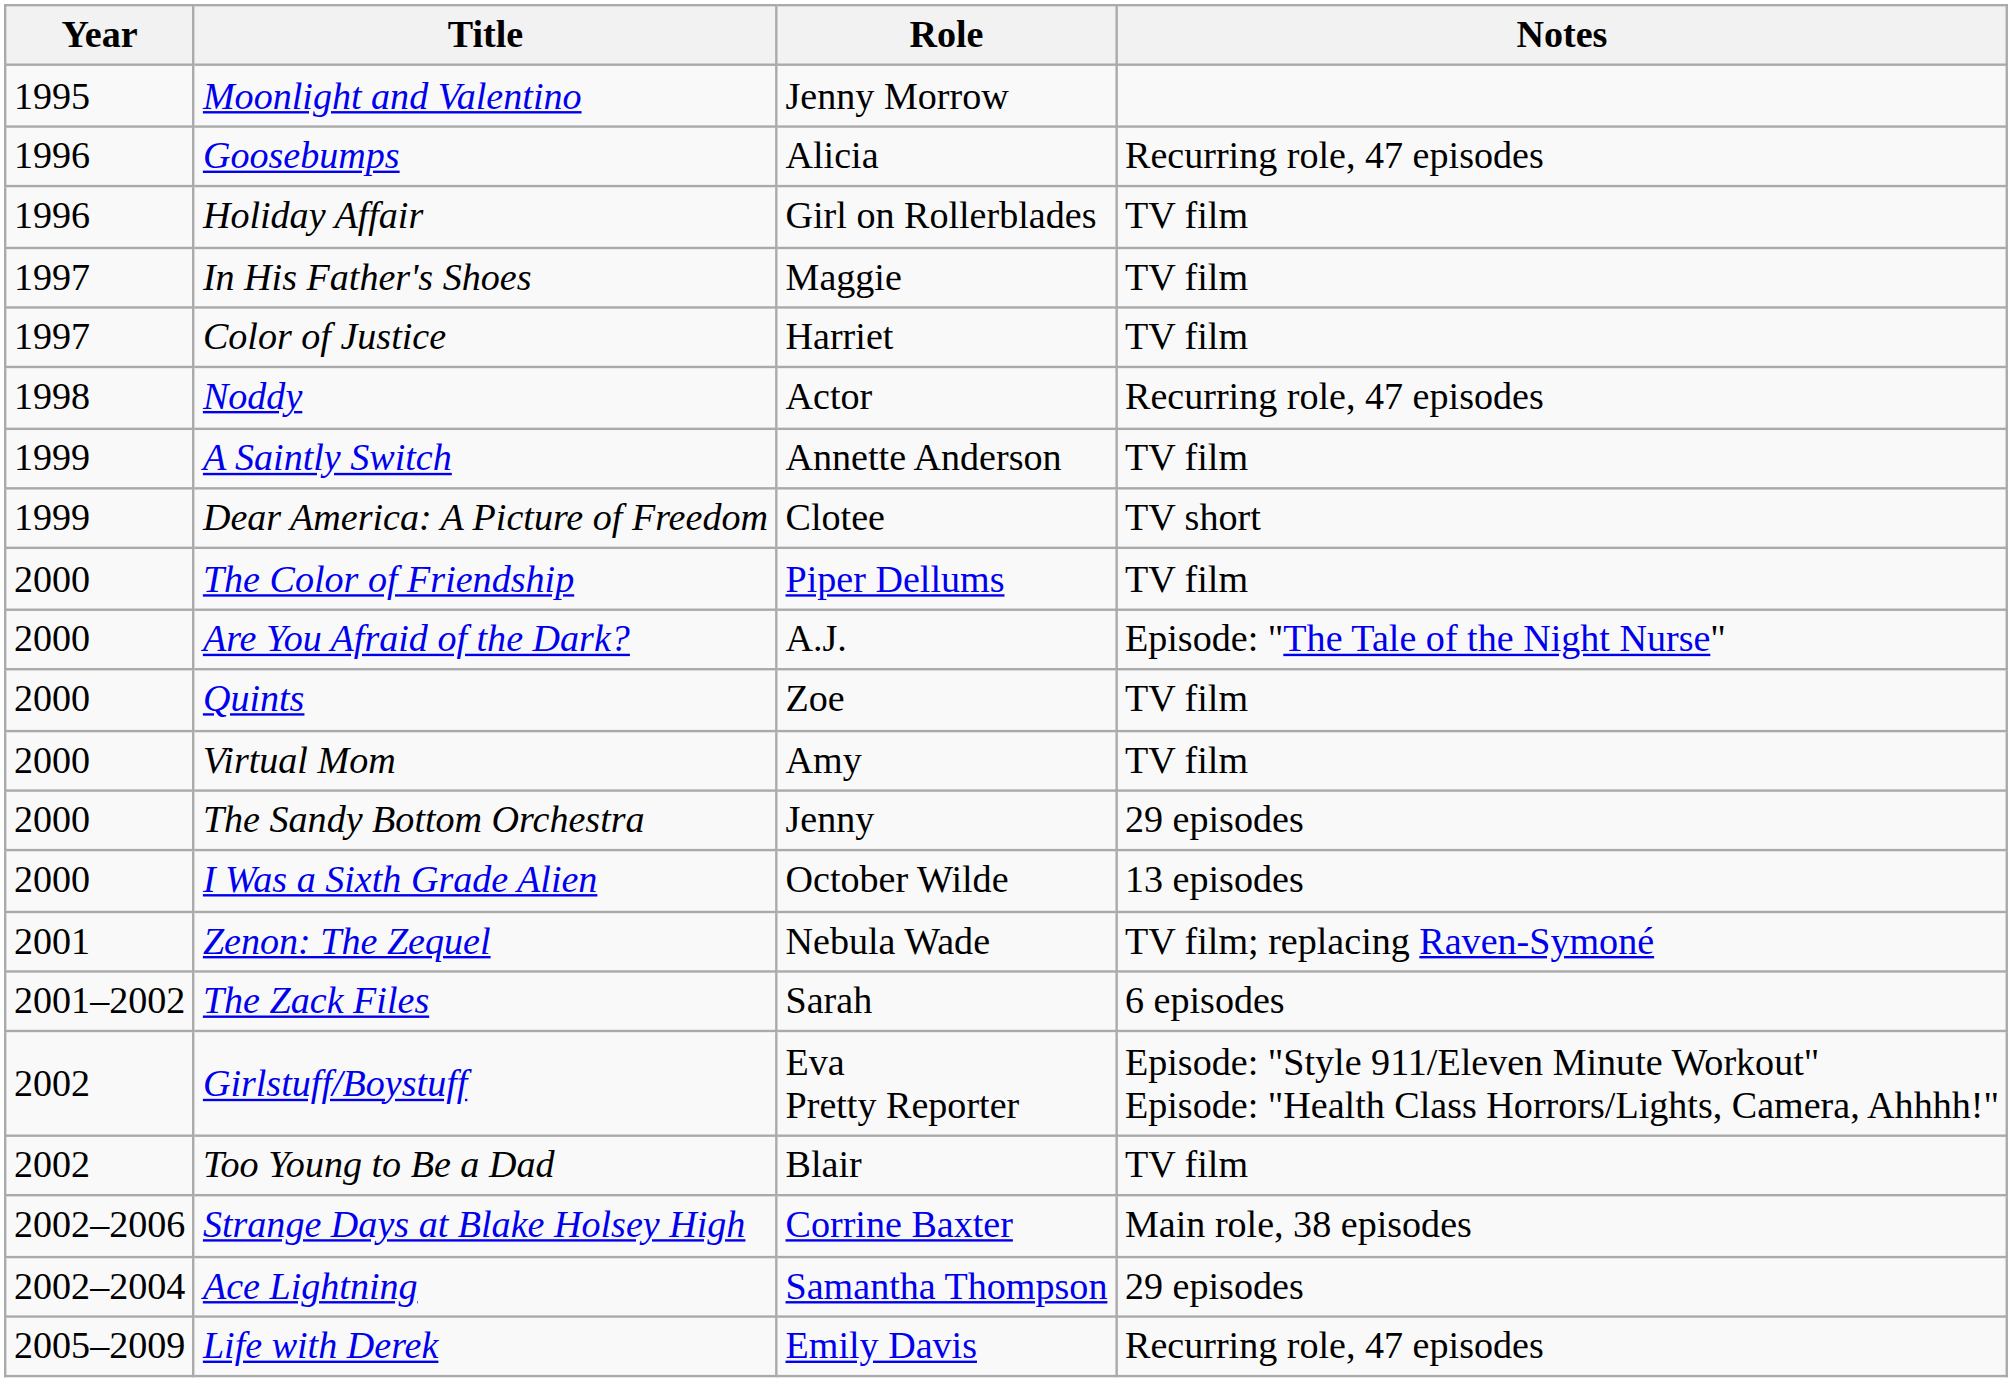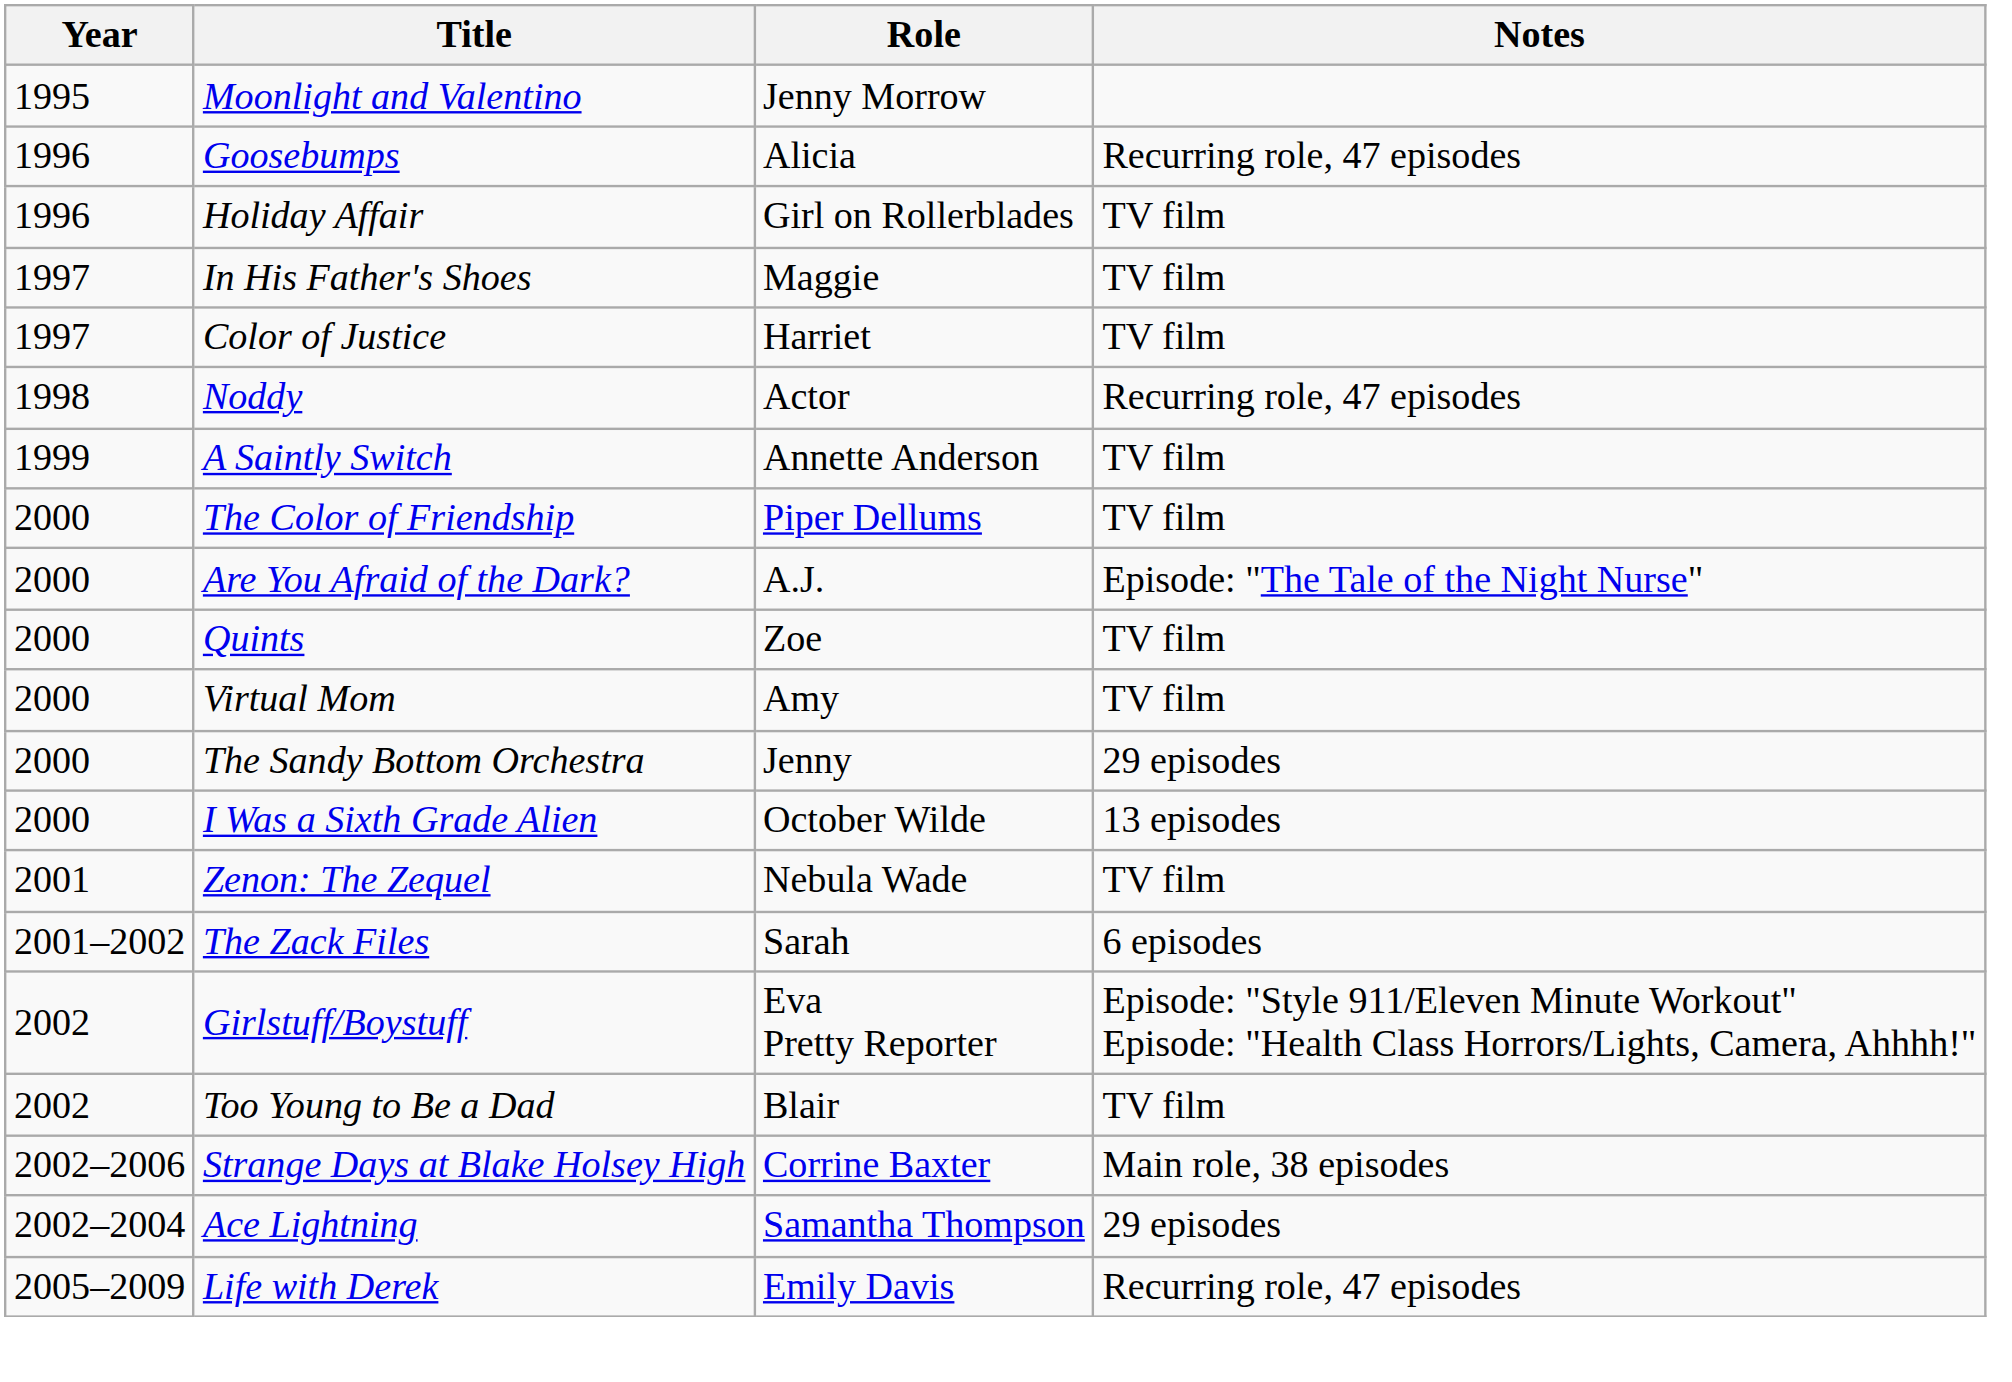- row: (485, 517)
(1390, 940) TV film; replacing Raven-Symoné -> (1164, 880) TV film
